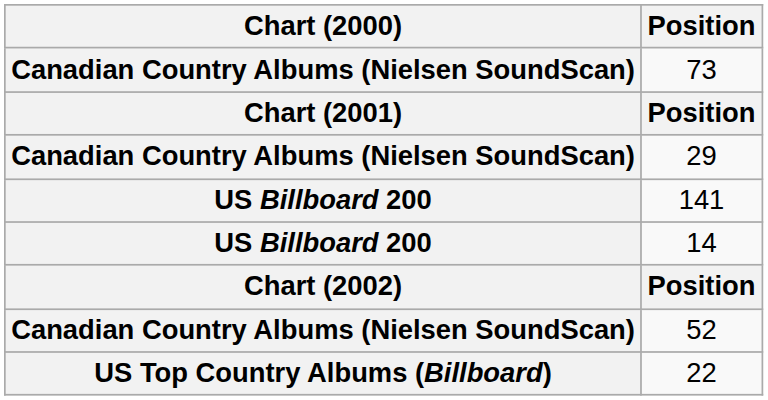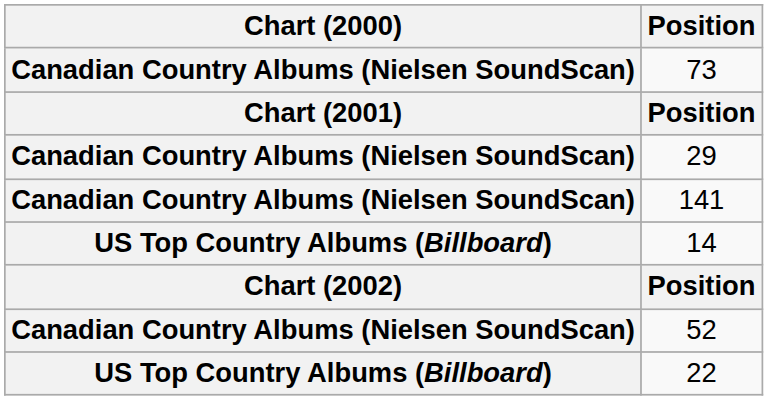(323, 199) US Billboard 200 -> (323, 199) Canadian Country Albums (Nielsen SoundScan)
(323, 243) US Billboard 200 -> (323, 243) US Top Country Albums (Billboard)
